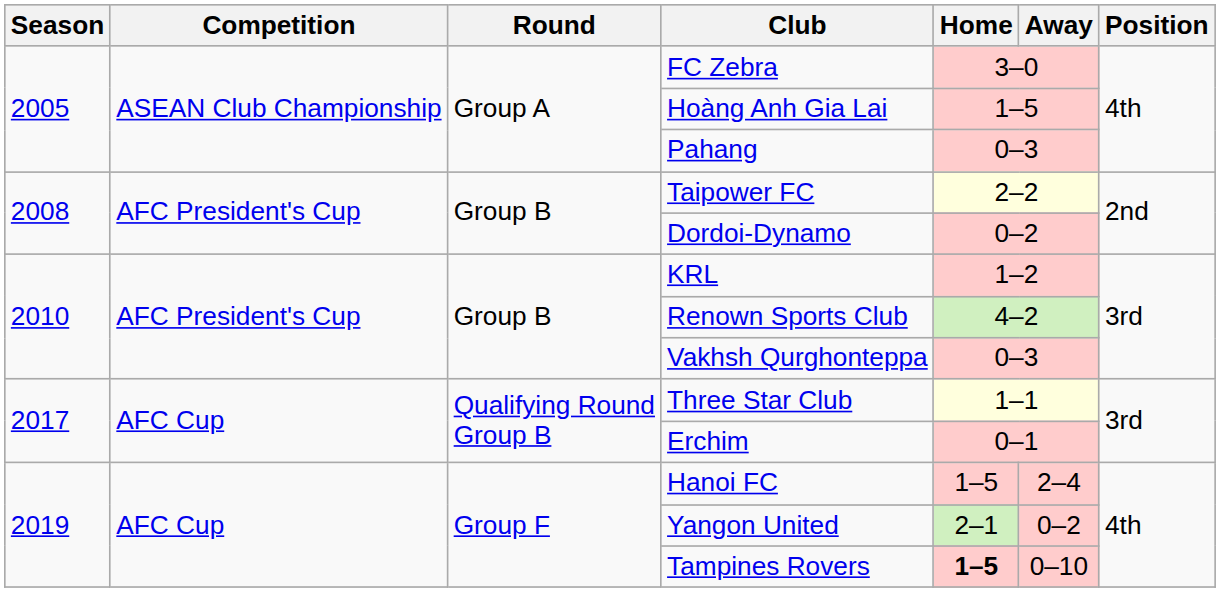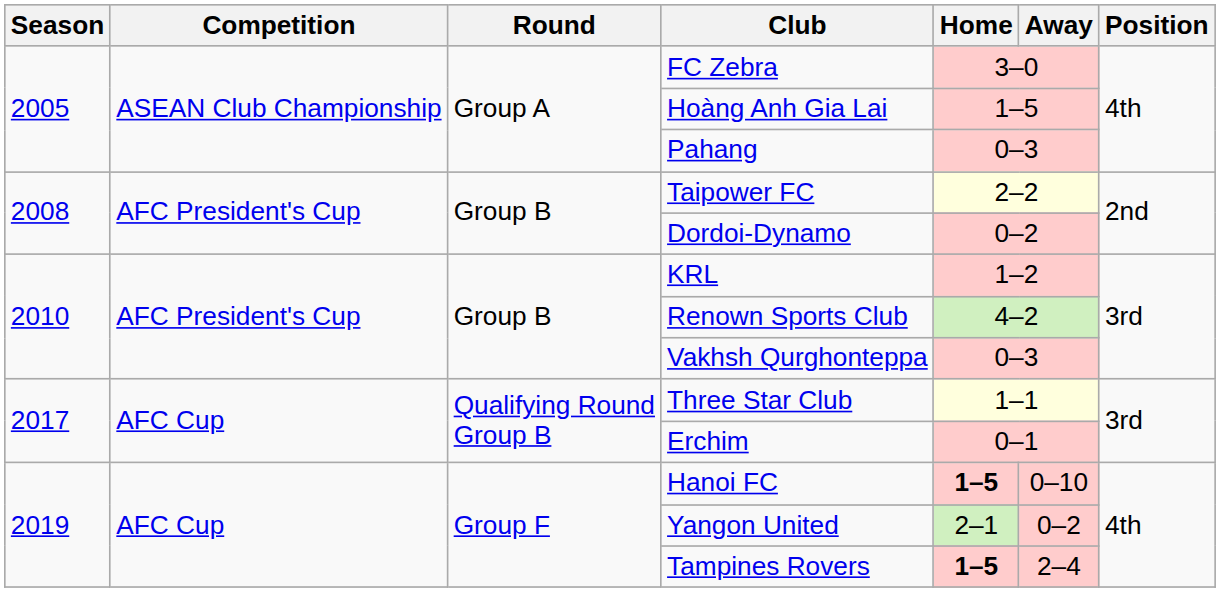(976, 483) normal -> (976, 483) bold
(1059, 483) 2–4 -> (1059, 483) 0–10
(1059, 566) 0–10 -> (1059, 566) 2–4
